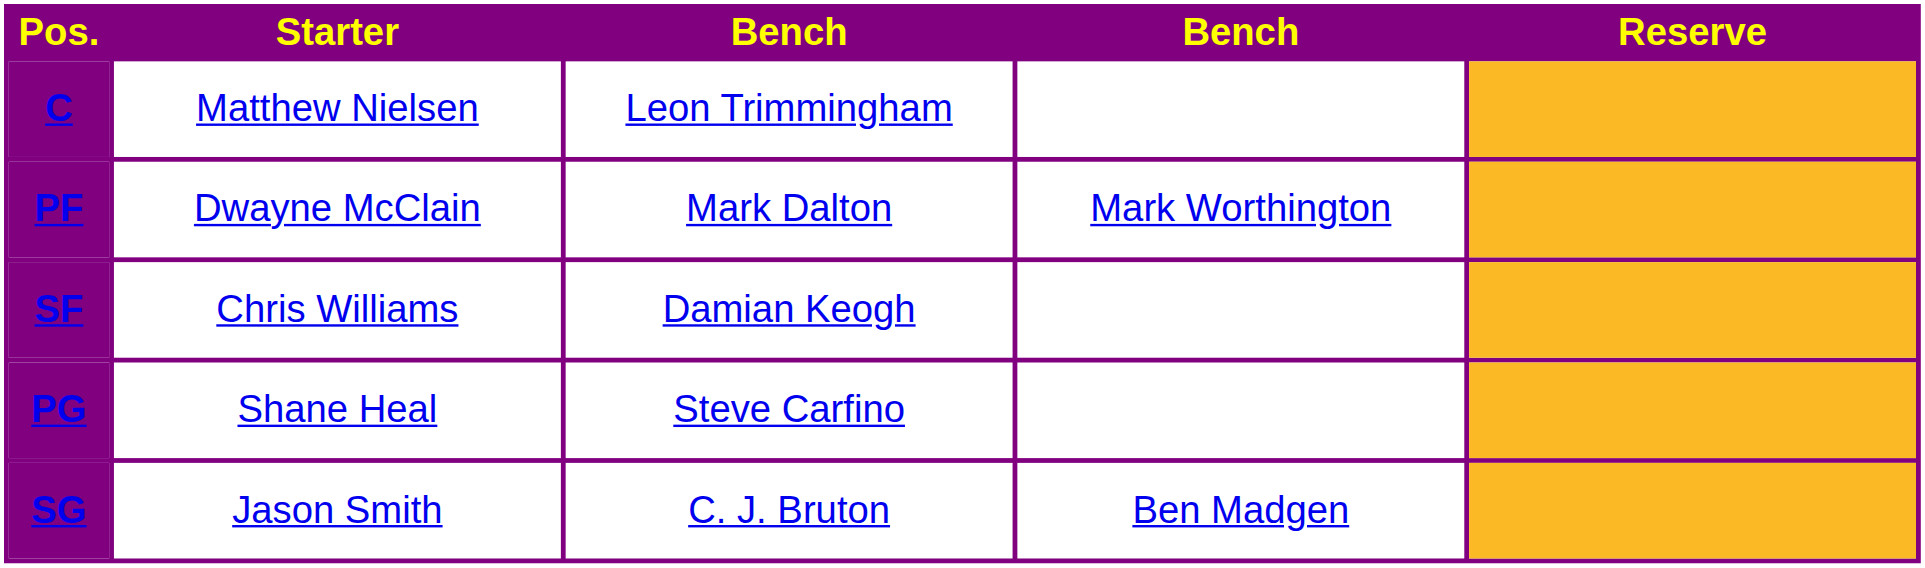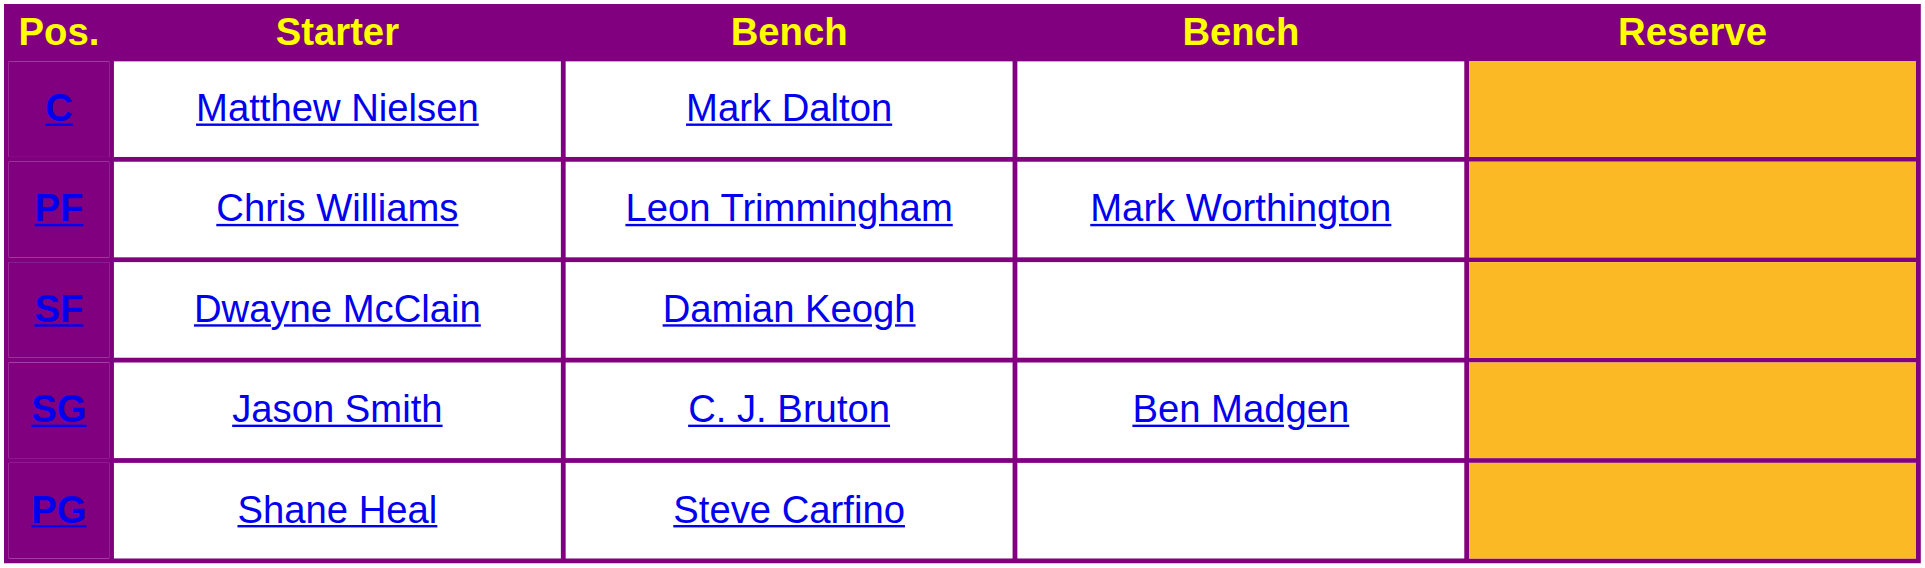(789, 108) Leon Trimmingham -> (789, 108) Mark Dalton
(337, 208) Dwayne McClain -> (337, 208) Chris Williams
(789, 208) Mark Dalton -> (789, 208) Leon Trimmingham
(337, 309) Chris Williams -> (337, 309) Dwayne McClain
rows swapped: (59, 509) <-> (59, 409)
